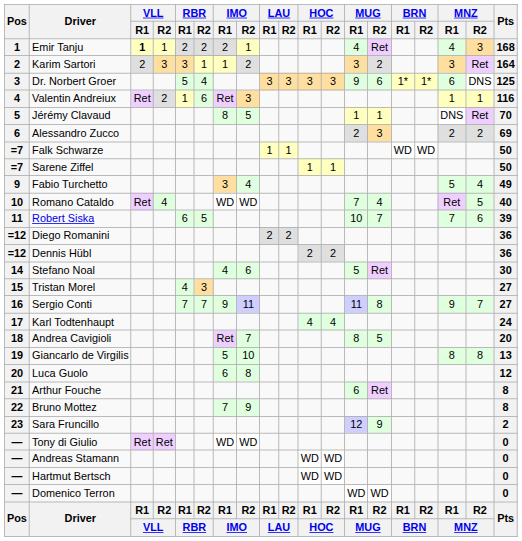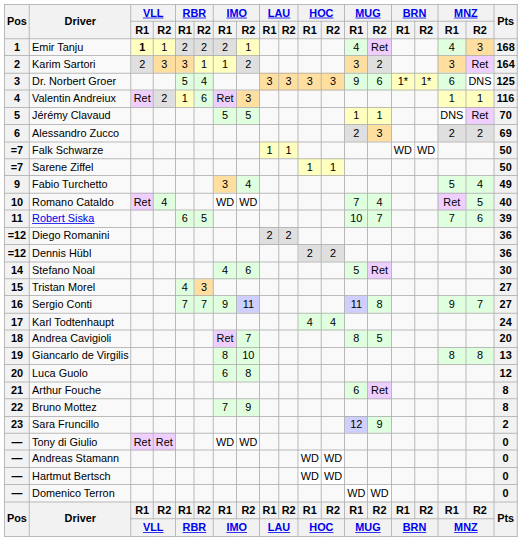(225, 115) 8 -> (225, 115) 5
(225, 356) 5 -> (225, 356) 8
